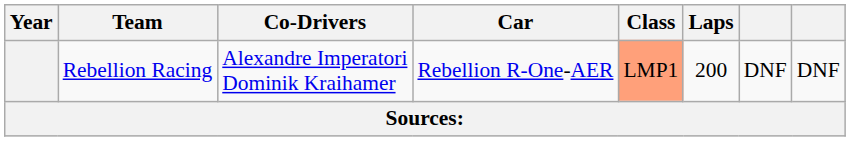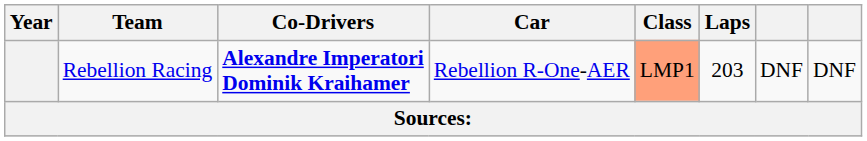(315, 70) normal -> (323, 70) bold
(711, 70) 200 -> (727, 70) 203
